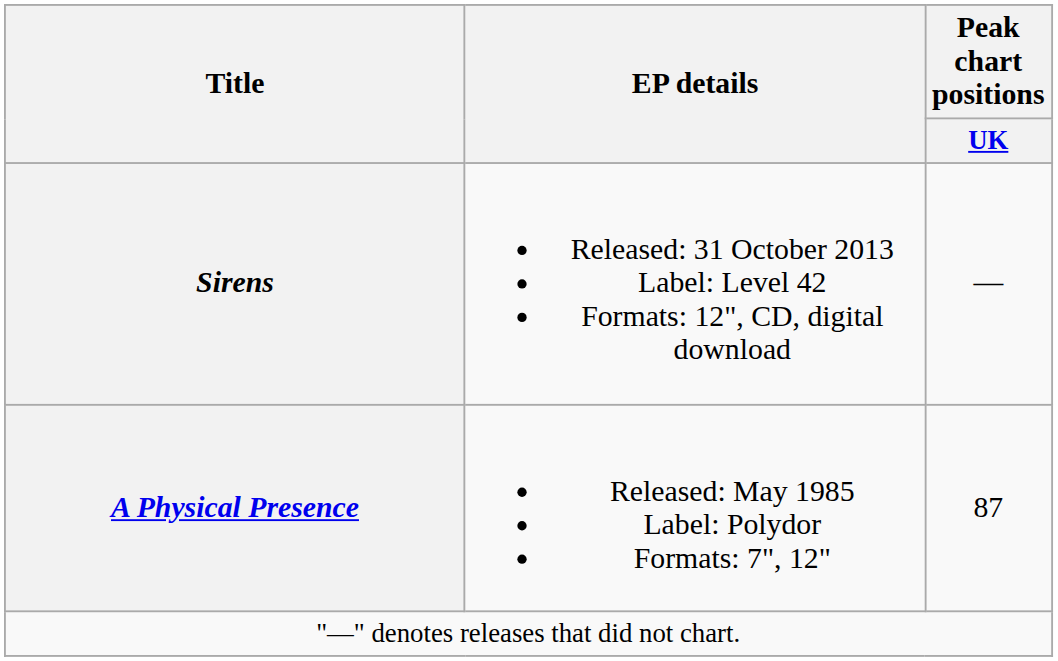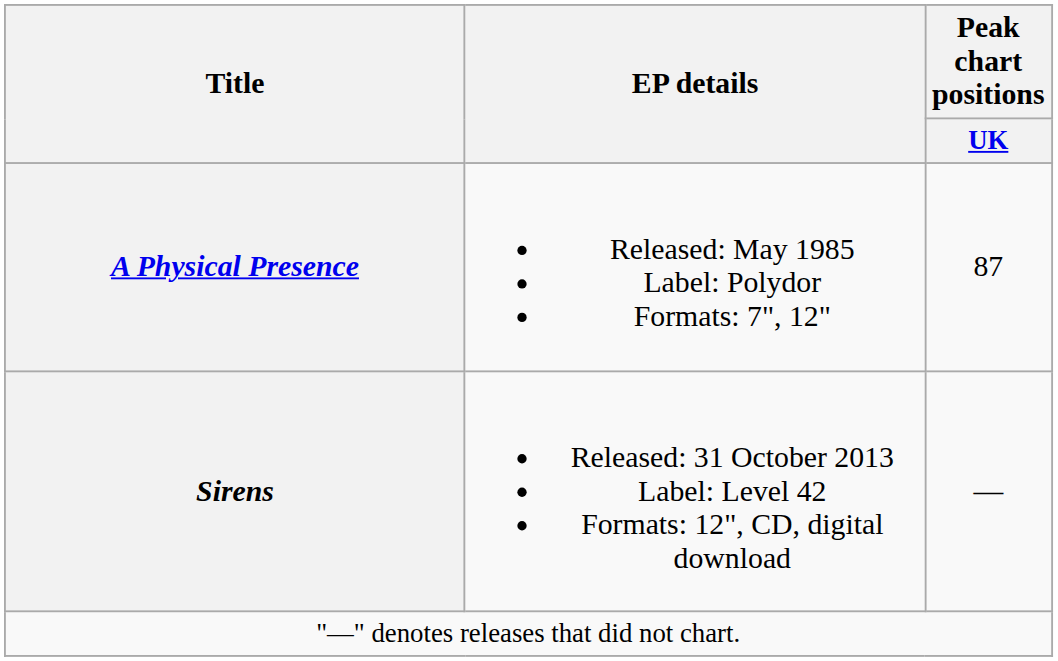rows swapped: (235, 507) <-> (235, 283)
